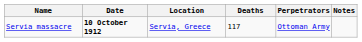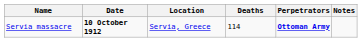(234, 27) 117 -> (234, 27) 114
(304, 27) normal -> (304, 27) bold
